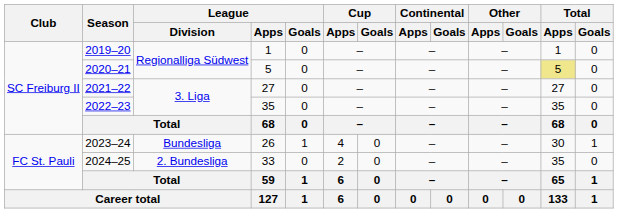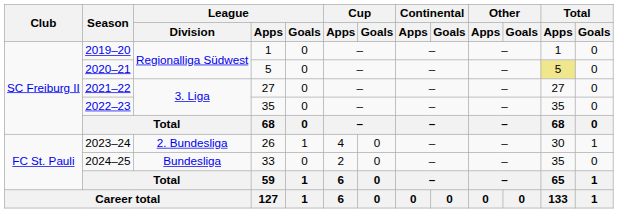(192, 143) Bundesliga -> (192, 143) 2. Bundesliga
(192, 161) 2. Bundesliga -> (192, 161) Bundesliga
